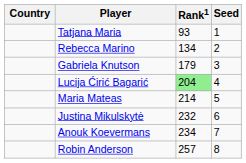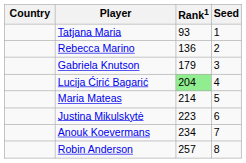(187, 49) 134 -> (187, 49) 136
(187, 116) 232 -> (187, 116) 223
